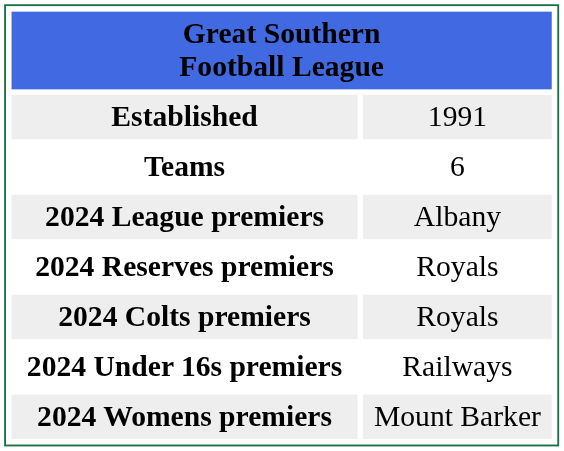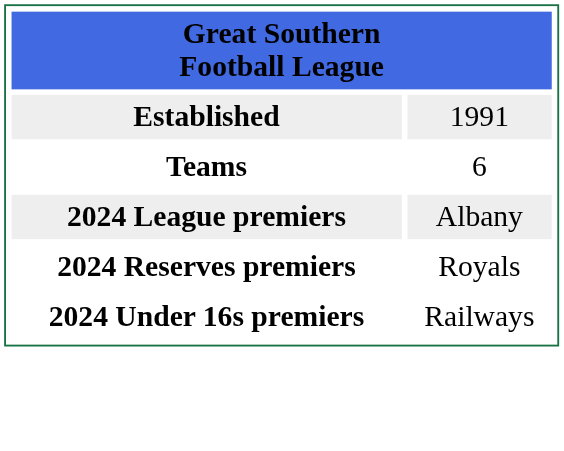- row: (185, 316)
- row: (185, 416)
